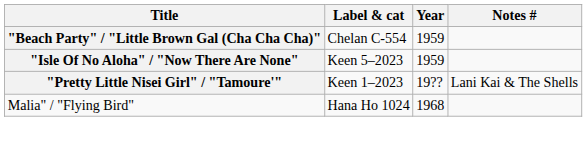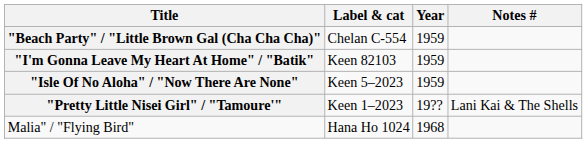+ row: (164, 60)
